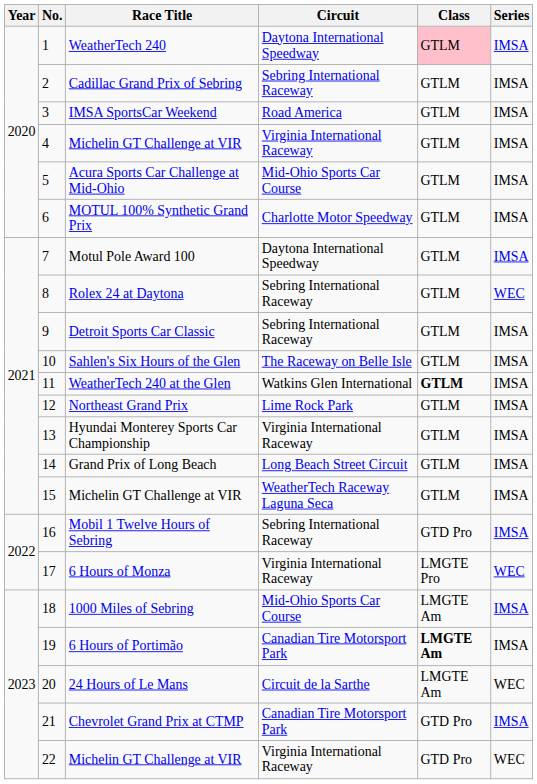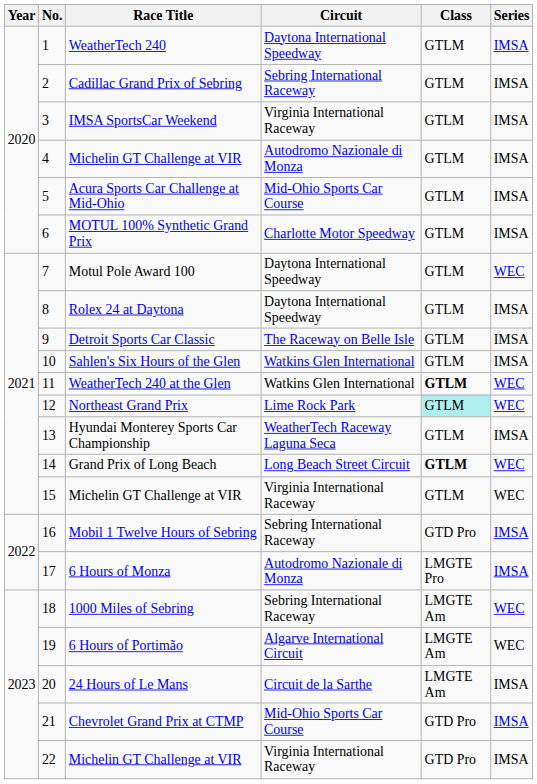(440, 45) pink background -> (444, 45) no background
(302, 113) Road America -> (324, 120) Virginia International Raceway
(322, 142) Virginia International Raceway -> (333, 158) Autodromo Nazionale di Monza
(511, 256) IMSA -> (509, 271) WEC
(321, 293) Sebring International Raceway -> (325, 309) Daytona International Speedway
(509, 293) WEC -> (511, 309) IMSA
(321, 331) Sebring International Raceway -> (339, 339) The Raceway on Belle Isle
(337, 361) The Raceway on Belle Isle -> (339, 361) Watkins Glen International
(511, 383) IMSA -> (509, 383) WEC
(440, 405) no background -> (444, 405) paleturquoise background
(511, 405) IMSA -> (509, 405) WEC
(322, 435) Virginia International Raceway -> (328, 435) WeatherTech Raceway Laguna Seca
(440, 465) normal -> (446, 465) bold
(511, 465) IMSA -> (509, 465) WEC
(325, 495) WeatherTech Raceway Laguna Seca -> (324, 495) Virginia International Raceway
(511, 495) IMSA -> (509, 495) WEC
(322, 570) Virginia International Raceway -> (333, 570) Autodromo Nazionale di Monza
(509, 570) WEC -> (511, 570) IMSA
(321, 608) Mid-Ohio Sports Car Course -> (323, 608) Sebring International Raceway
(511, 608) IMSA -> (509, 608) WEC
(334, 646) Canadian Tire Motorsport Park -> (324, 646) Algarve International Circuit
(446, 646) bold -> (449, 646) normal
(511, 646) IMSA -> (509, 646) WEC
(509, 684) WEC -> (511, 684) IMSA
(334, 721) Canadian Tire Motorsport Park -> (323, 721) Mid-Ohio Sports Car Course
(509, 759) WEC -> (511, 759) IMSA
